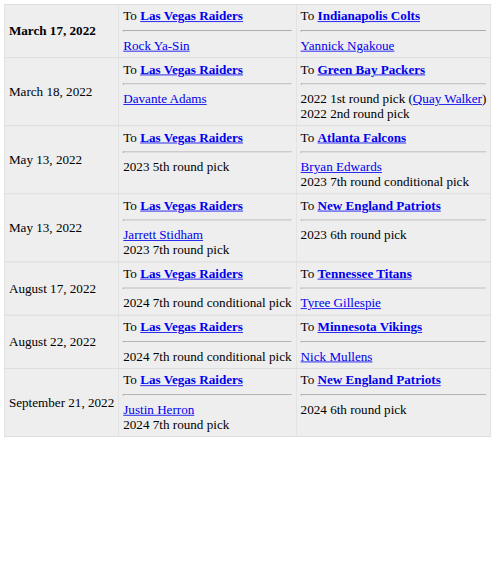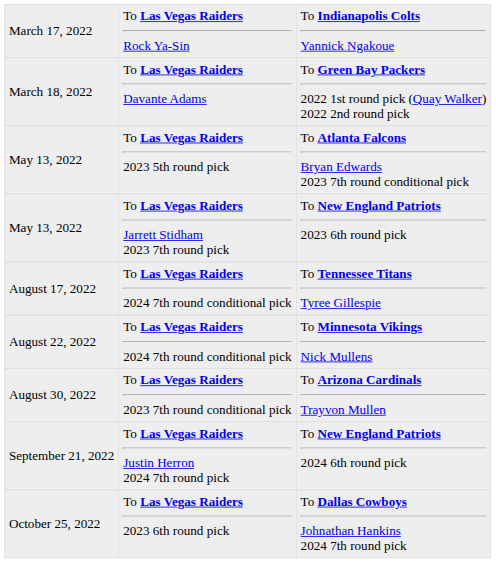(52, 31) bold -> (51, 31) normal
+ row: (393, 395)
+ row: (393, 523)
